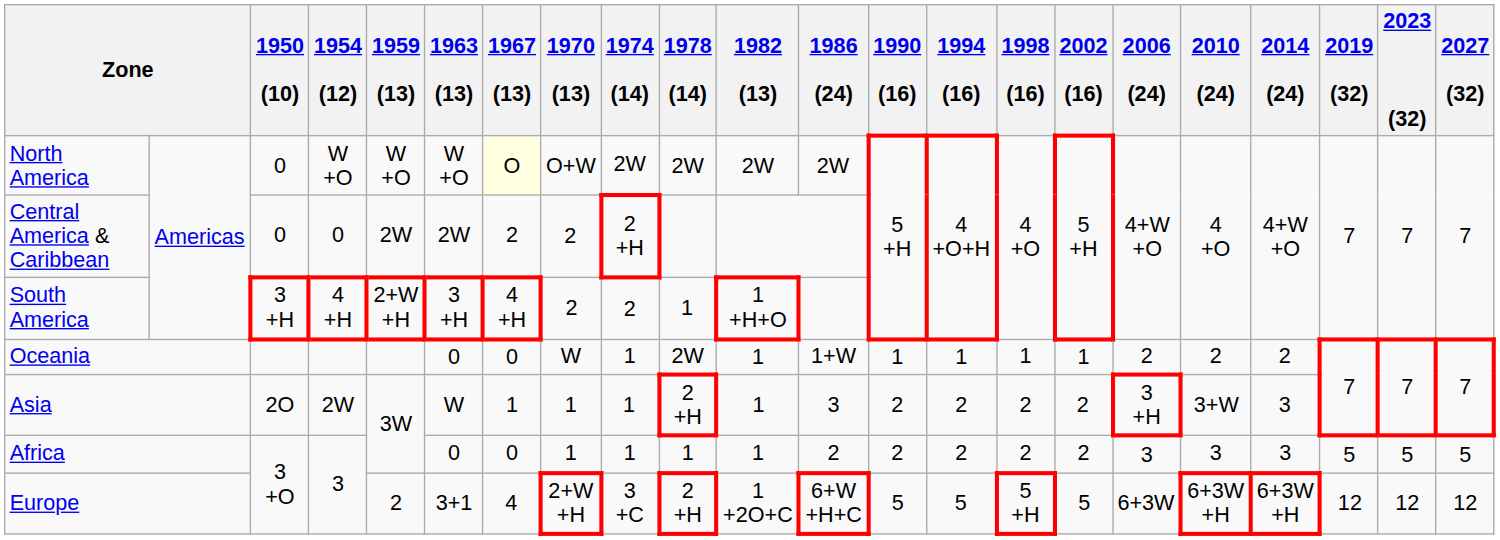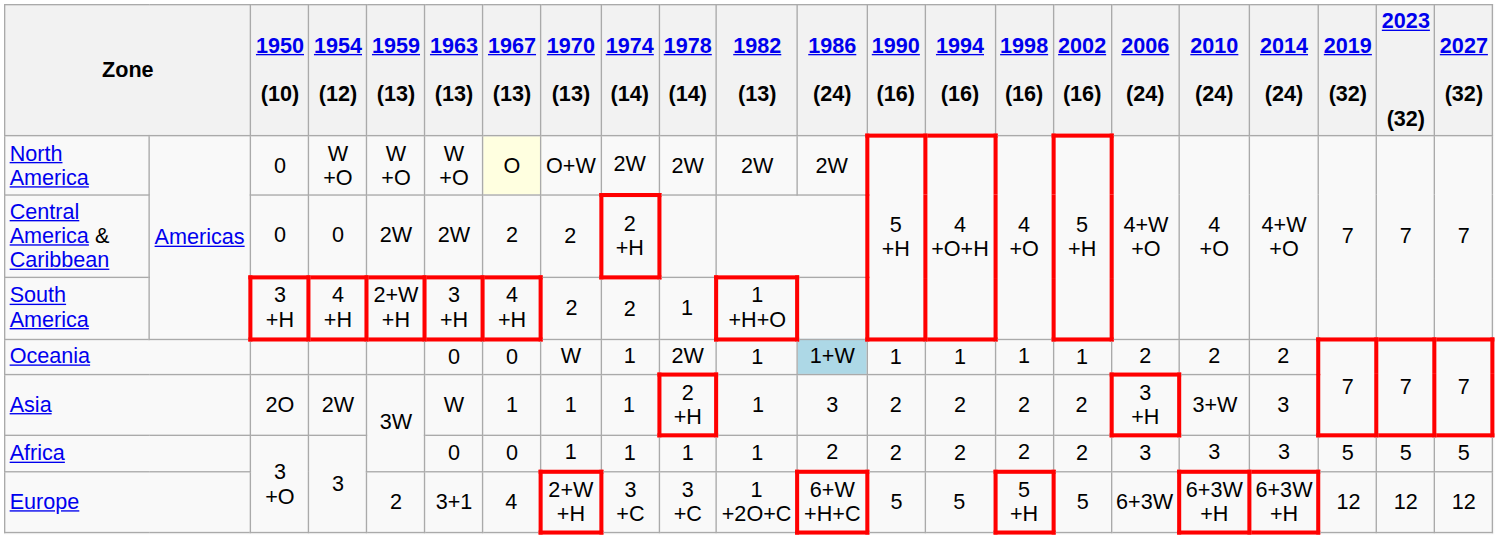(834, 356) no background -> (832, 356) lightblue background
(688, 503) 2 +H -> (688, 501) 3 +C
